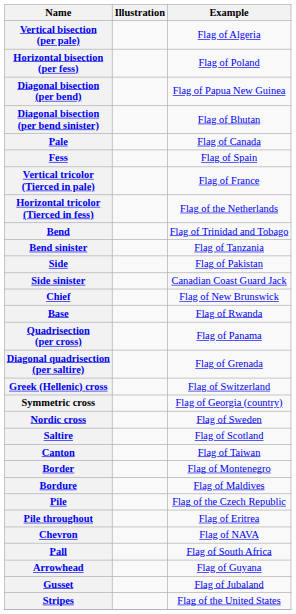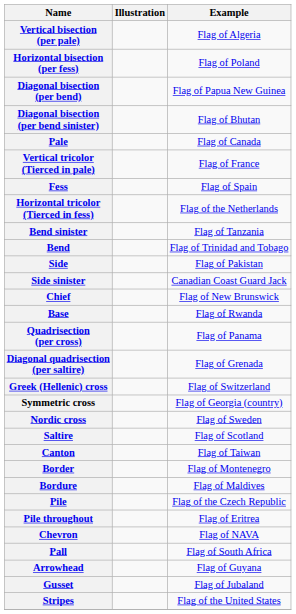rows swapped: (58, 180) <-> (58, 158)
rows swapped: (58, 231) <-> (58, 247)
